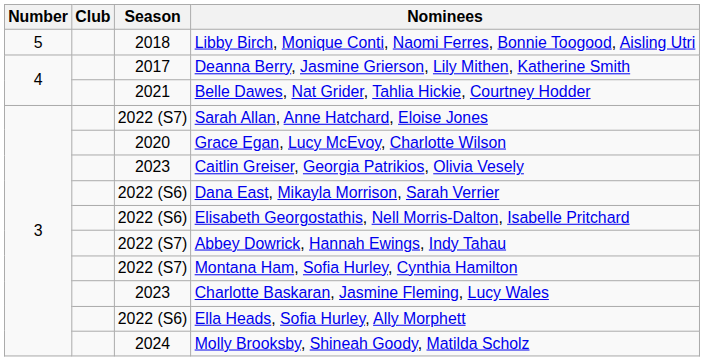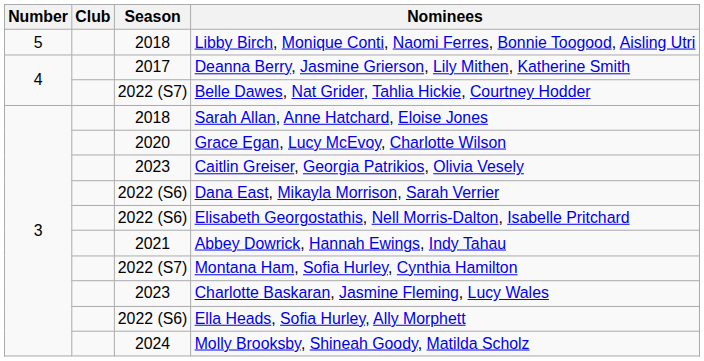(153, 92) 2021 -> (153, 92) 2022 (S7)
(153, 117) 2022 (S7) -> (153, 117) 2018
(153, 243) 2022 (S7) -> (153, 243) 2021
